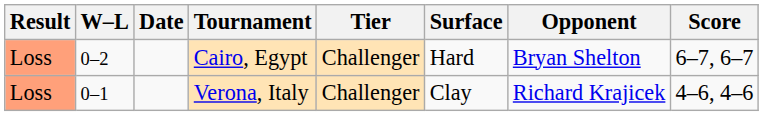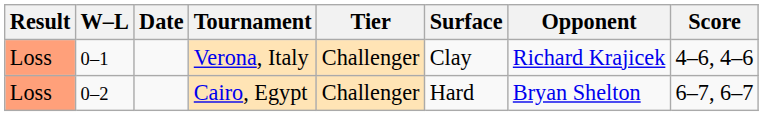rows swapped: (251, 92) <-> (251, 57)
